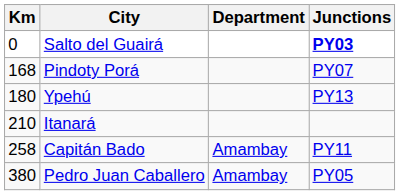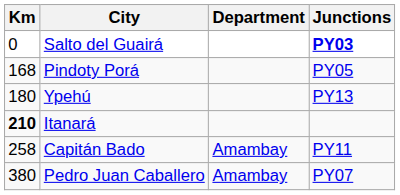(333, 70) PY07 -> (333, 70) PY05
(22, 123) normal -> (22, 123) bold
(333, 176) PY05 -> (333, 176) PY07
